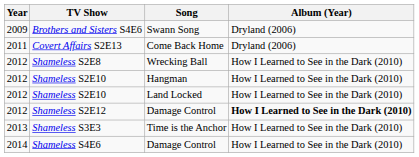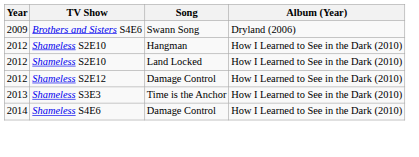- row: (77, 45)
- row: (67, 62)
(321, 111) bold -> (317, 78) normal
